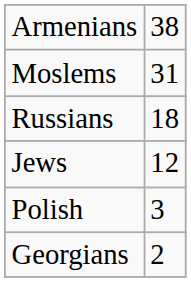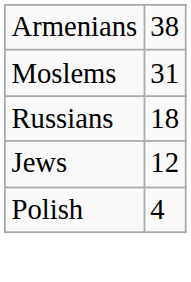(158, 208) 3 -> (158, 208) 4
- row: (70, 254)
